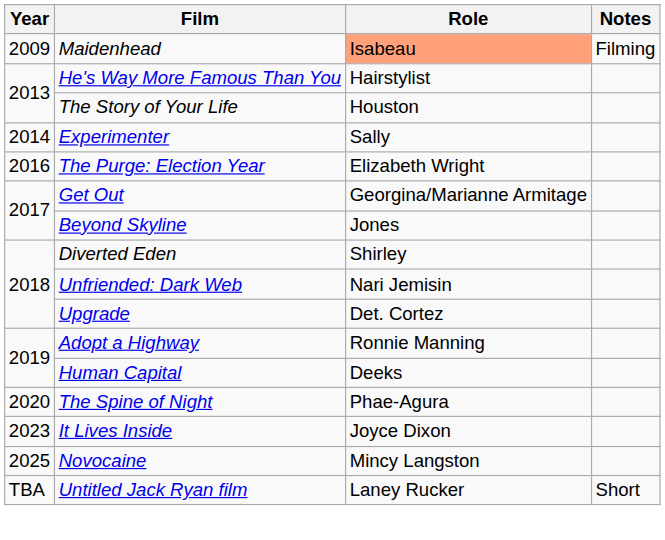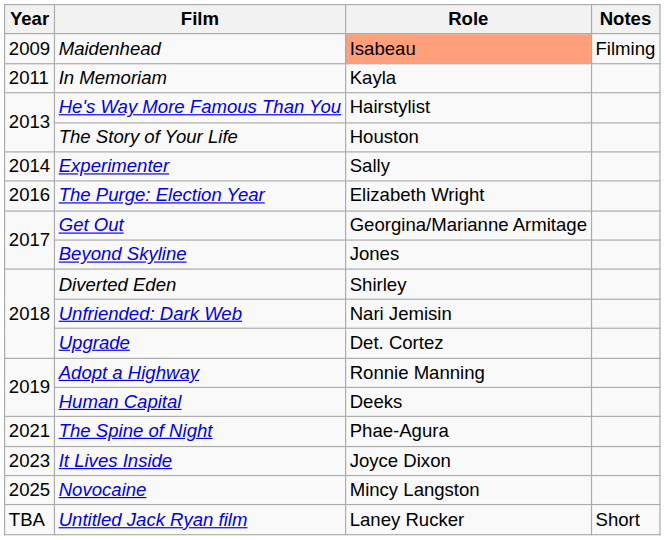+ row: (113, 78)
(30, 401) 2020 -> (30, 431) 2021
